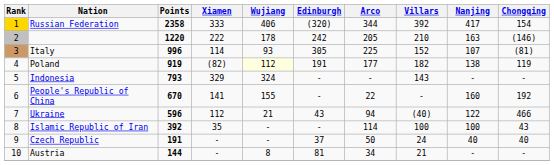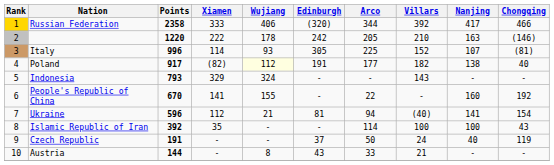(524, 24) 154 -> (524, 24) 466
(175, 64) 919 -> (175, 64) 917
(524, 64) 119 -> (524, 64) 40
(319, 114) 43 -> (319, 114) 81
(473, 114) 122 -> (473, 114) 141
(524, 114) 466 -> (524, 114) 154
(524, 141) 40 -> (524, 141) 119
(319, 154) 81 -> (319, 154) 43
(370, 154) 34 -> (370, 154) 33
